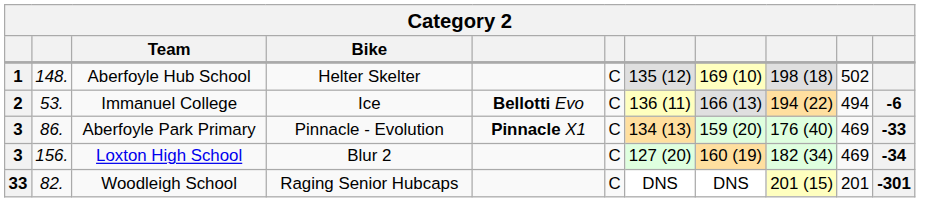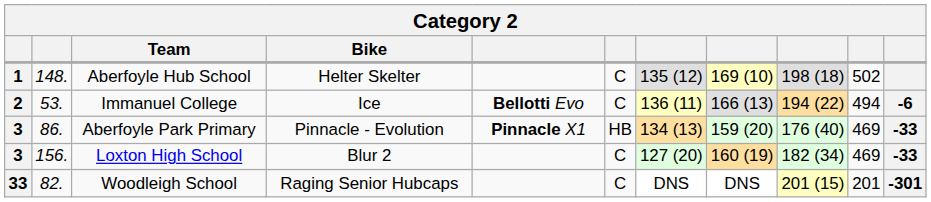(615, 129) C -> (620, 129) HB
(894, 156) -34 -> (905, 156) -33
